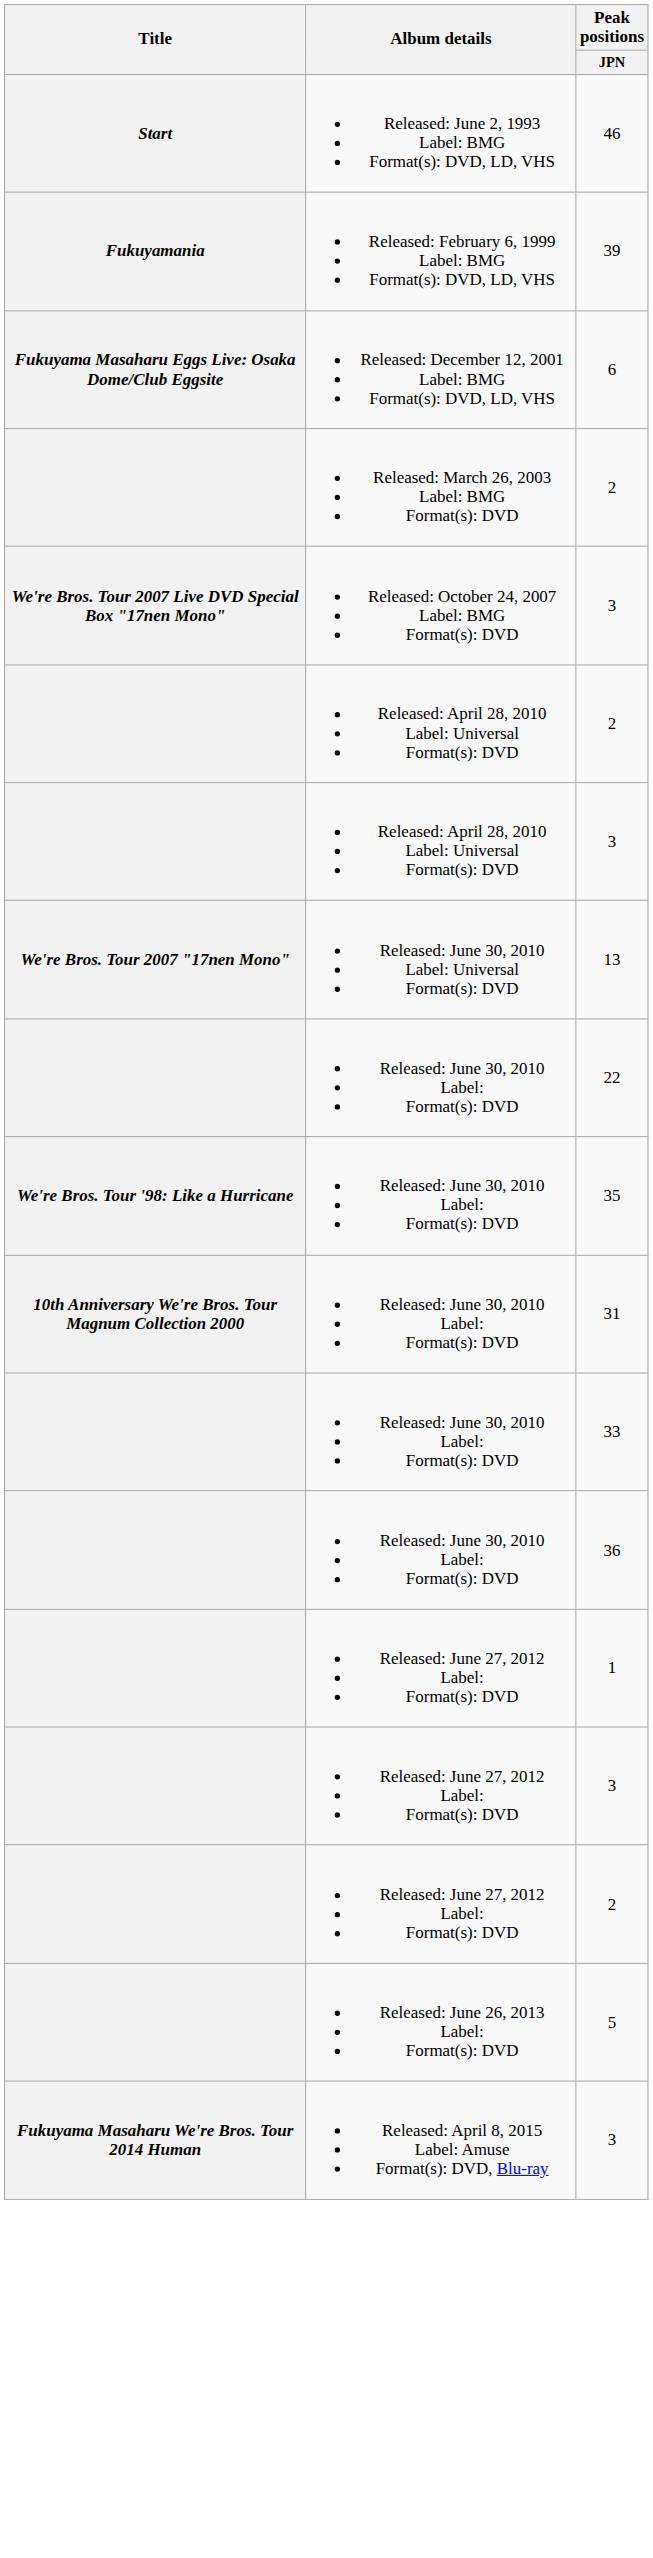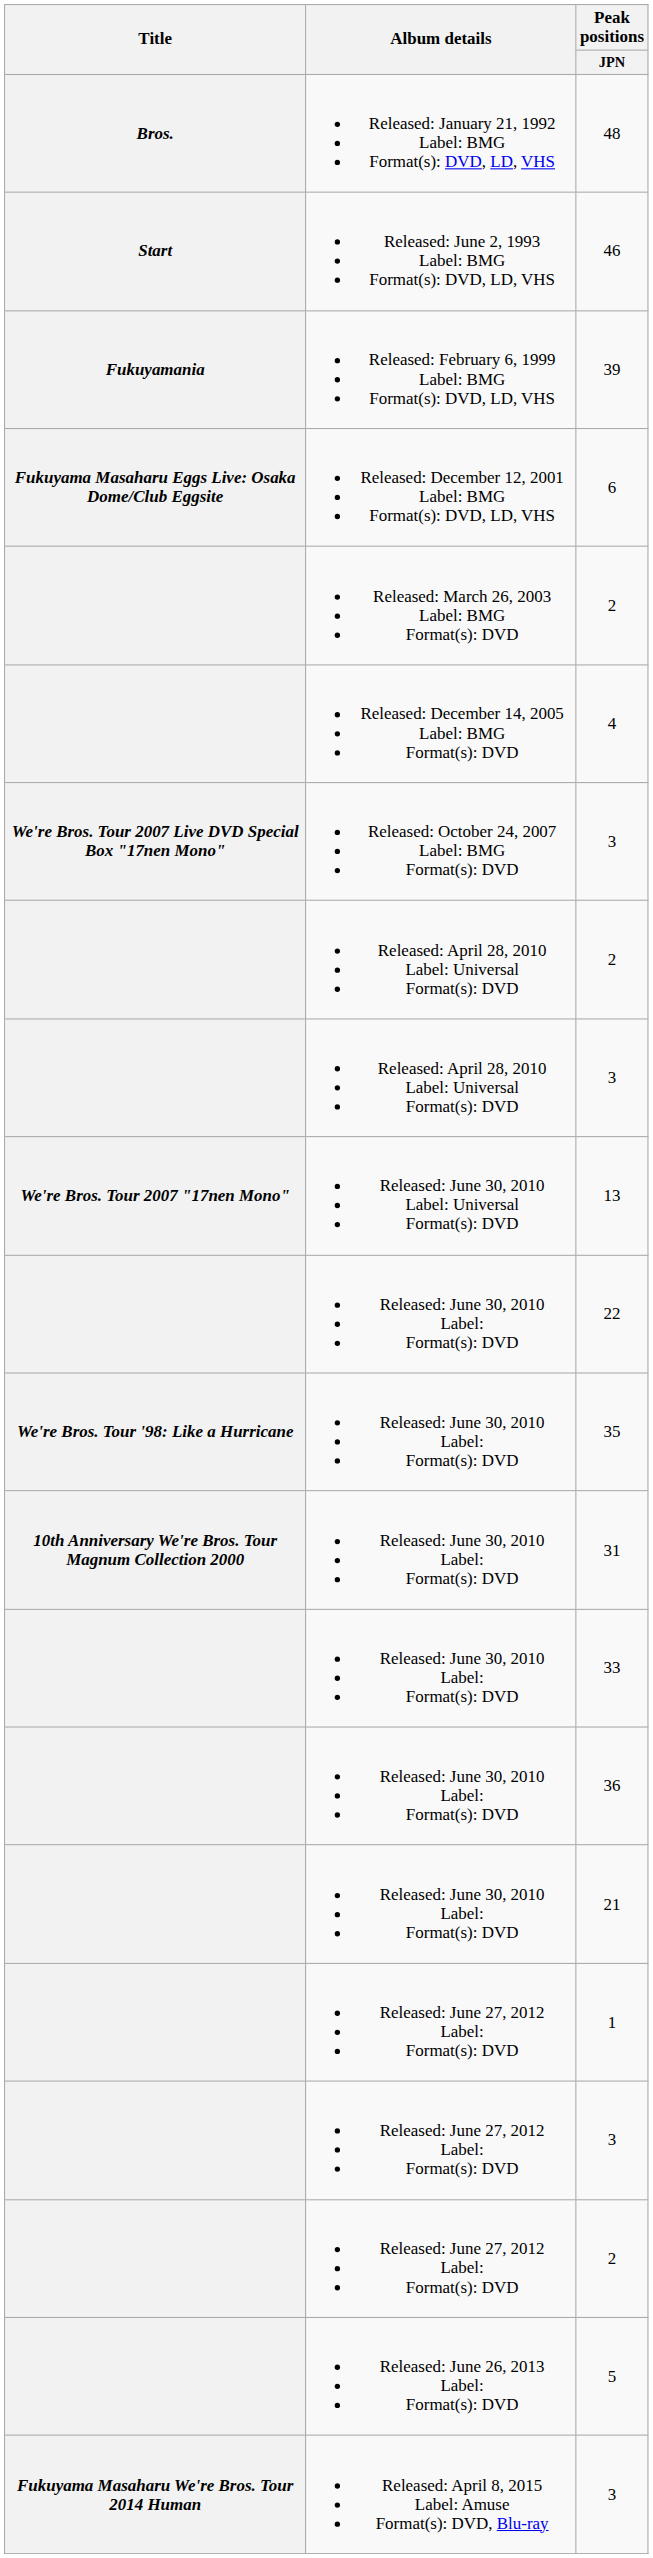+ row: (441, 143)
+ row: (441, 733)
+ row: (441, 1914)
